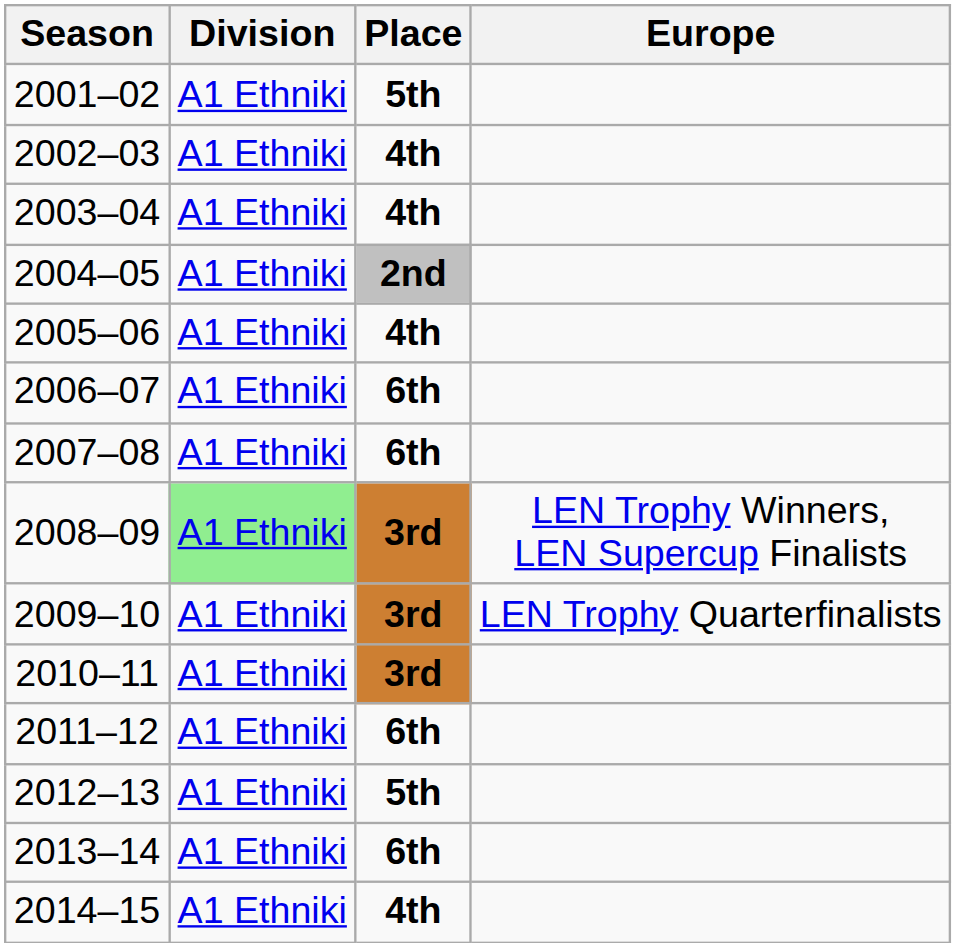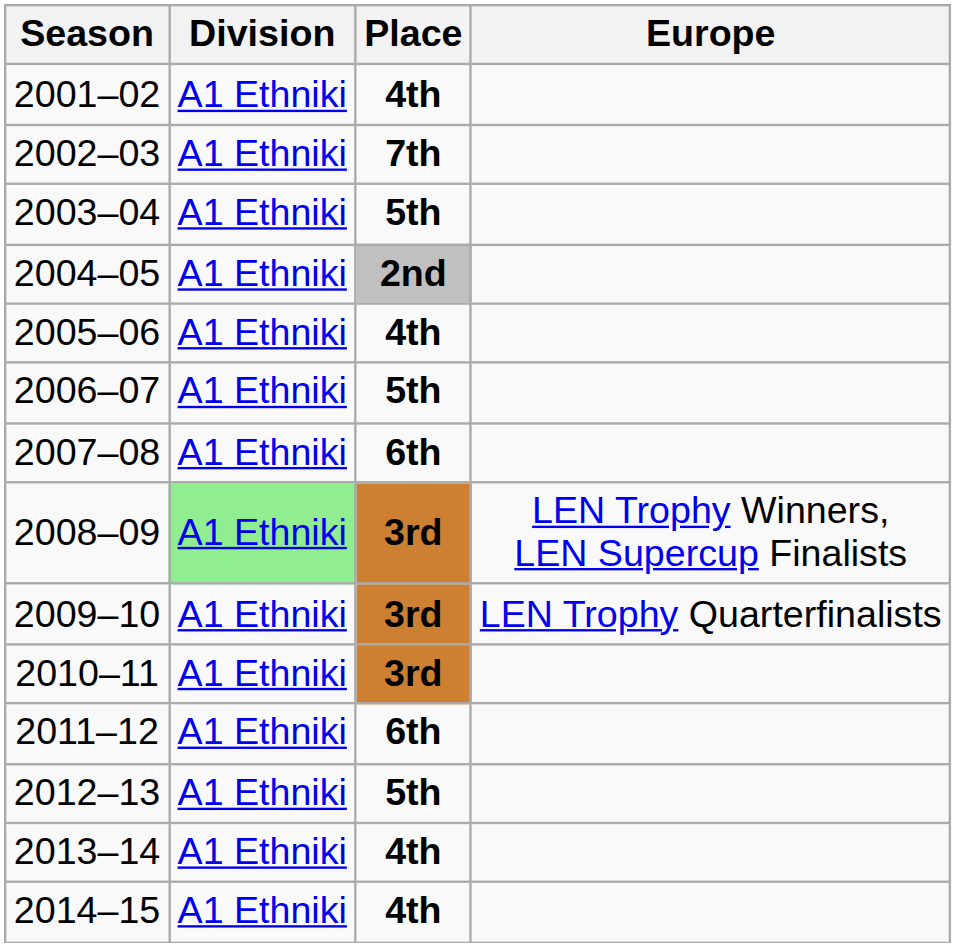(413, 93) 5th -> (413, 93) 4th
(413, 153) 4th -> (413, 153) 7th
(413, 213) 4th -> (413, 213) 5th
(413, 392) 6th -> (413, 392) 5th
(413, 851) 6th -> (413, 851) 4th
